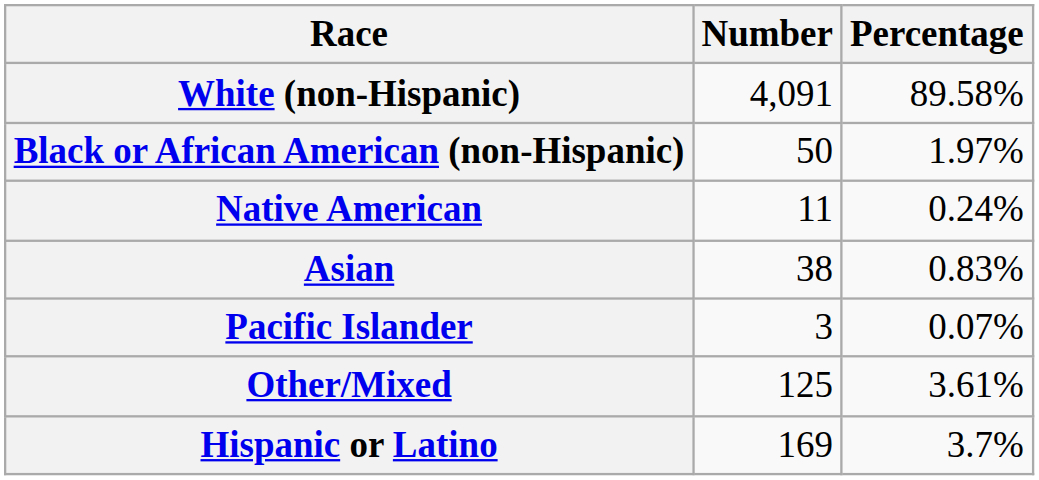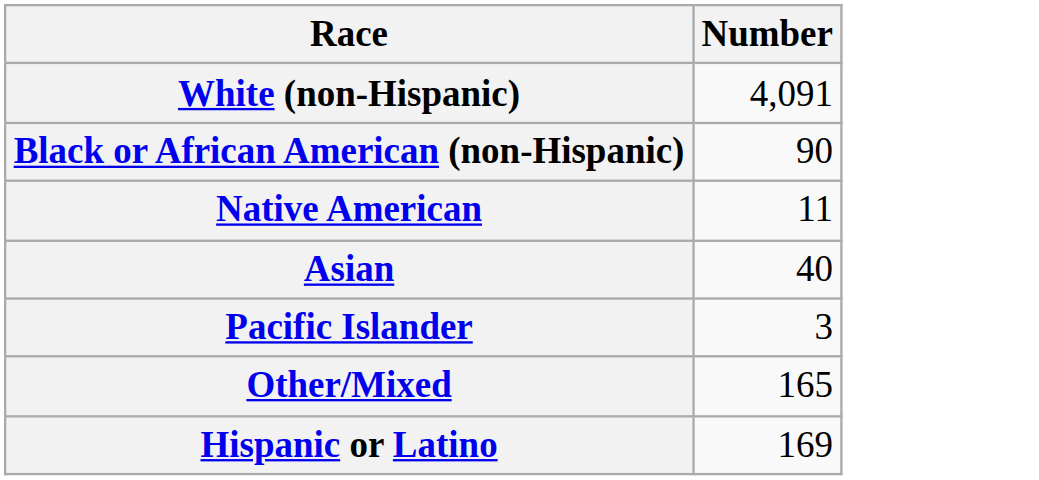- column: (937, 33)
(814, 151) 50 -> (814, 151) 90
(814, 268) 38 -> (814, 268) 40
(805, 385) 125 -> (805, 385) 165
